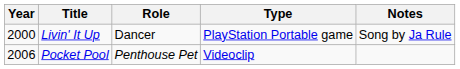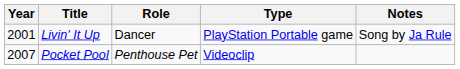(21, 34) 2000 -> (21, 34) 2001
(21, 54) 2006 -> (21, 54) 2007
